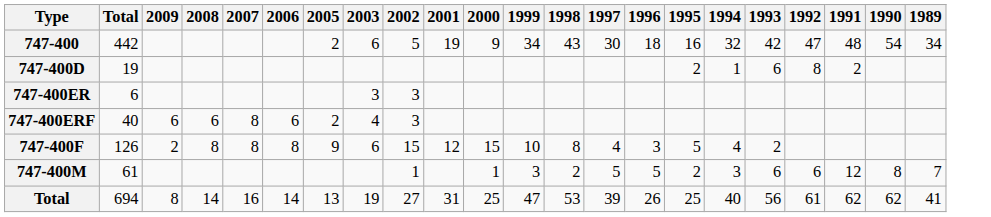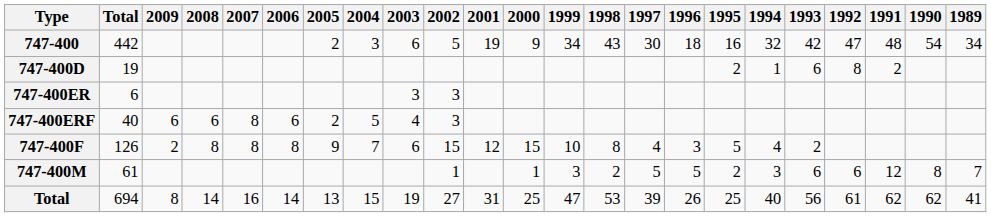+ column: (363, 17)
